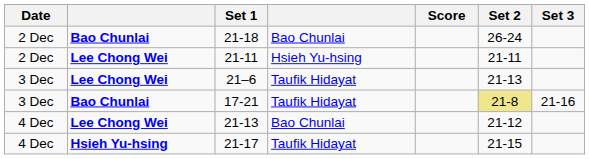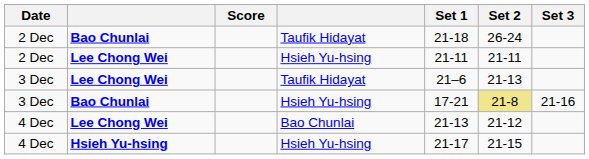columns swapped: (447, 16) <-> (241, 16)
(308, 37) Bao Chunlai -> (323, 37) Taufik Hidayat
(314, 101) Taufik Hidayat -> (326, 101) Hsieh Yu-hsing
(314, 144) Taufik Hidayat -> (326, 144) Hsieh Yu-hsing
